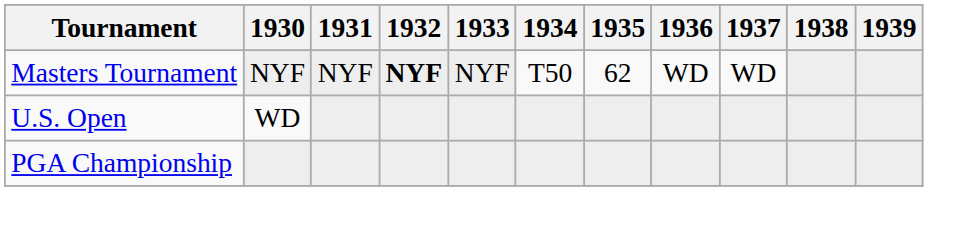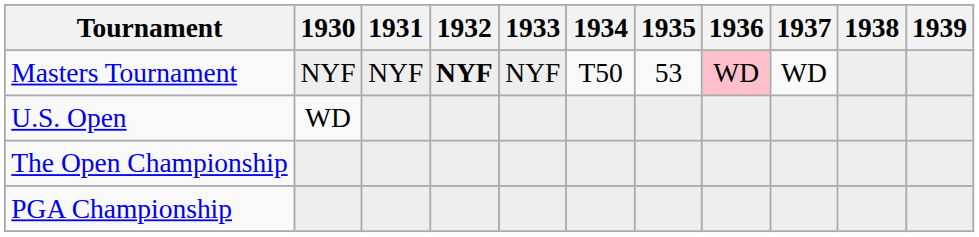(618, 72) 62 -> (668, 72) 53
(686, 72) no background -> (736, 72) pink background
+ row: (149, 163)
